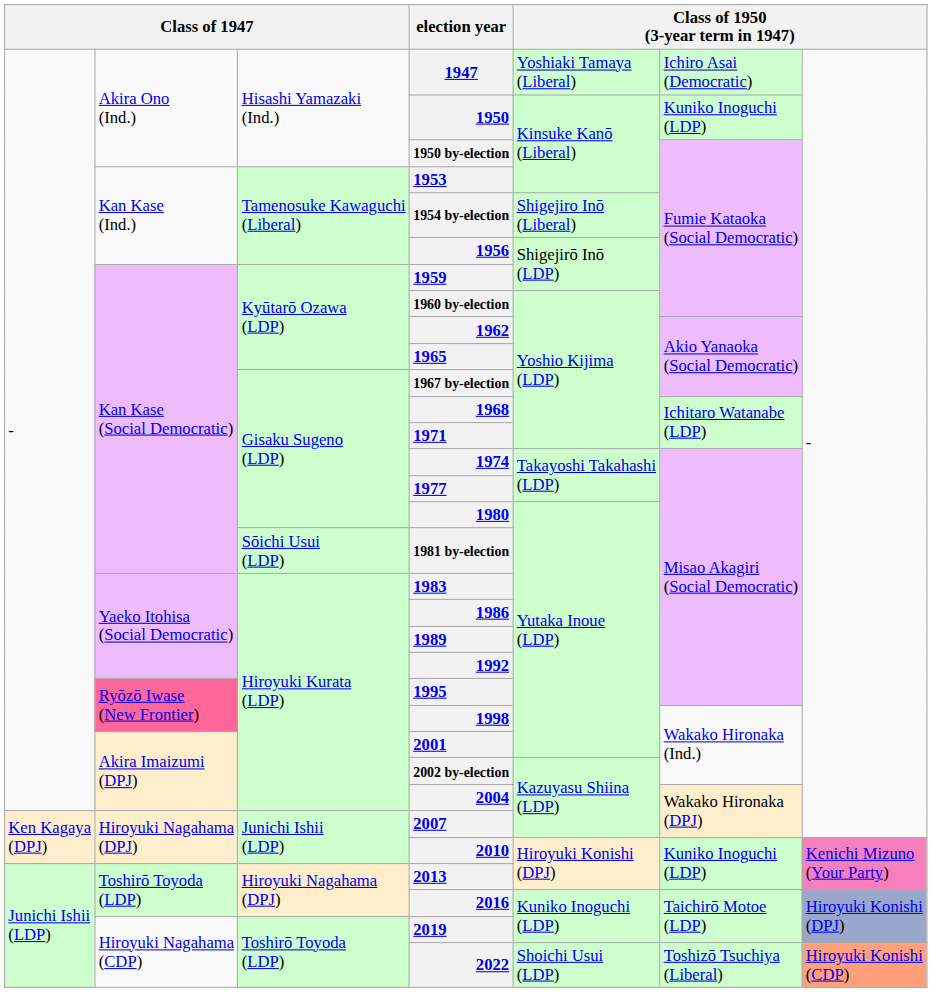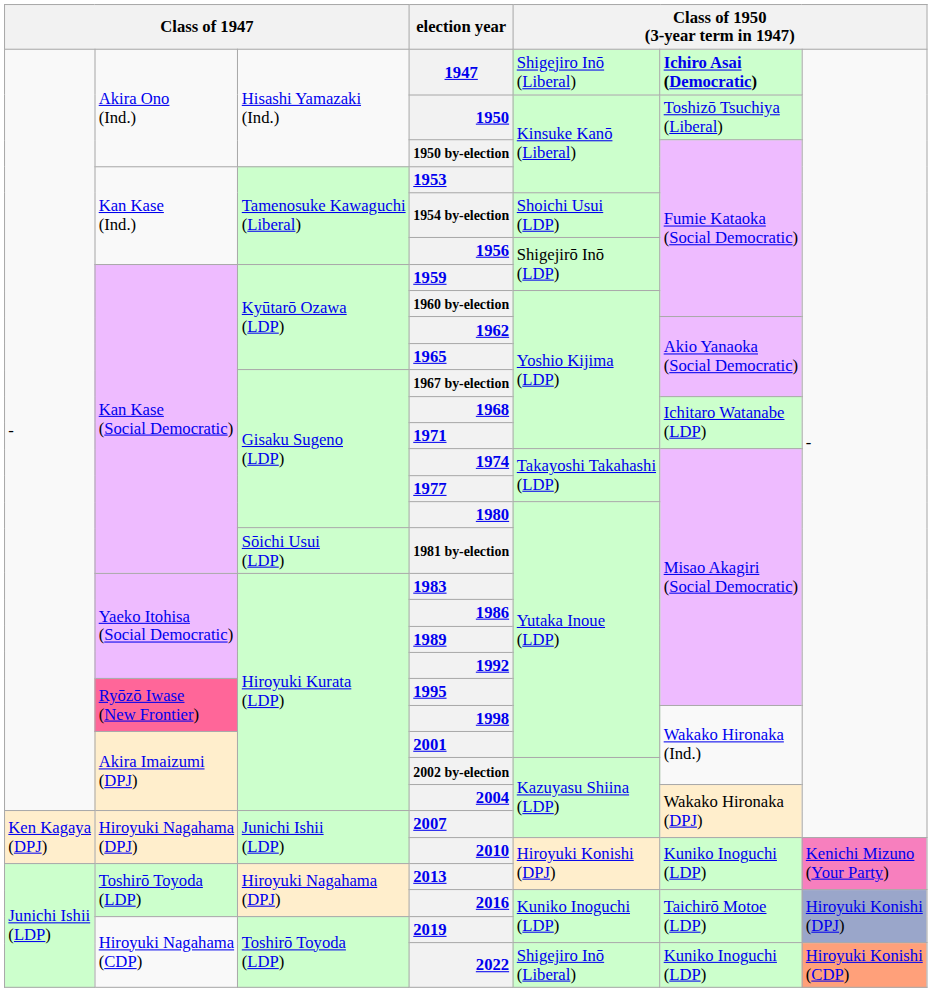(574, 72) Yoshiaki Tamaya (Liberal) -> (560, 72) Shigejiro Inō (Liberal)
(708, 72) normal -> (710, 72) bold
(720, 117) Kuniko Inoguchi (LDP) -> (722, 117) Toshizō Tsuchiya (Liberal)
(560, 215) Shigejiro Inō (Liberal) -> (560, 215) Shoichi Usui (LDP)
(560, 965) Shoichi Usui (LDP) -> (560, 965) Shigejiro Inō (Liberal)
(722, 965) Toshizō Tsuchiya (Liberal) -> (720, 965) Kuniko Inoguchi (LDP)
